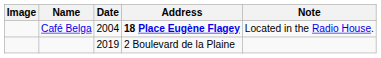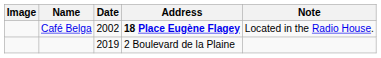(108, 28) 2004 -> (108, 28) 2002
